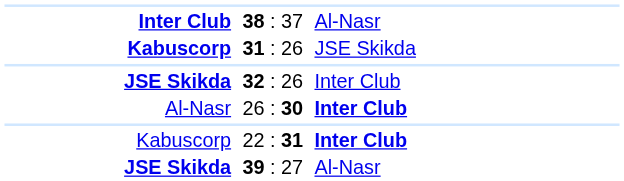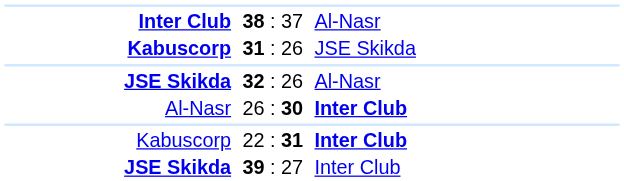(357, 81) Inter Club -> (348, 81) Al-Nasr
(348, 168) Al-Nasr -> (357, 168) Inter Club
